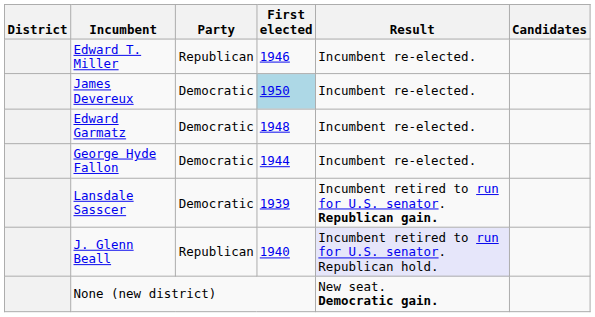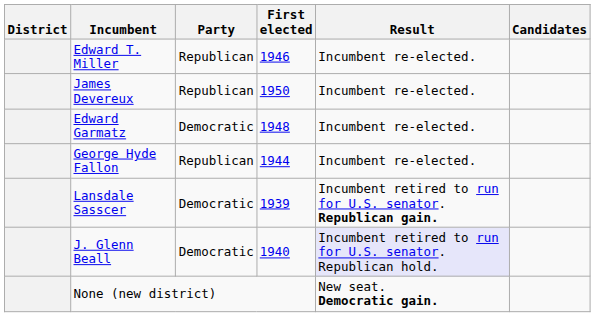(216, 91) Democratic -> (216, 91) Republican
(275, 91) lightblue background -> (275, 91) no background
(216, 161) Democratic -> (216, 161) Republican
(216, 252) Republican -> (216, 252) Democratic
